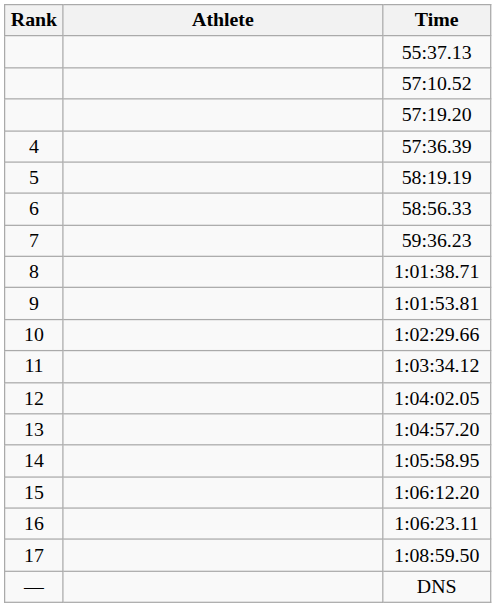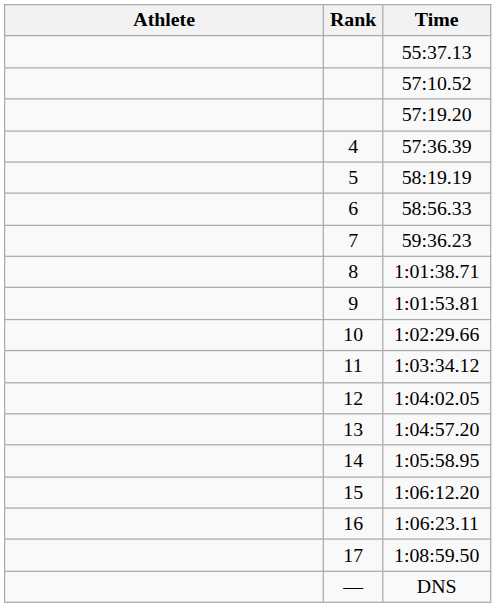columns swapped: (34, 20) <-> (223, 20)
